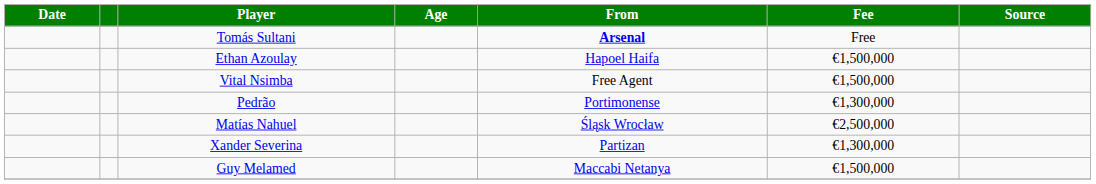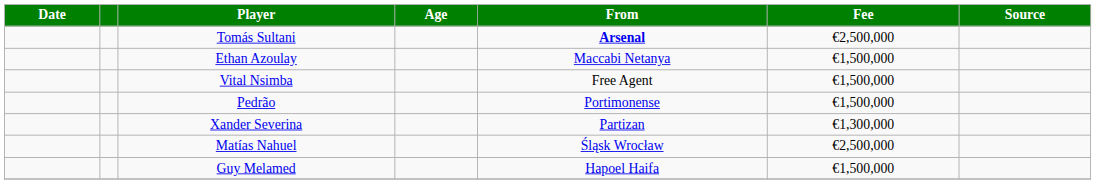(863, 37) Free -> (863, 37) €2,500,000
(622, 59) Hapoel Haifa -> (622, 59) Maccabi Netanya
(863, 102) €1,300,000 -> (863, 102) €1,500,000
rows swapped: (256, 146) <-> (256, 124)
(622, 168) Maccabi Netanya -> (622, 168) Hapoel Haifa
